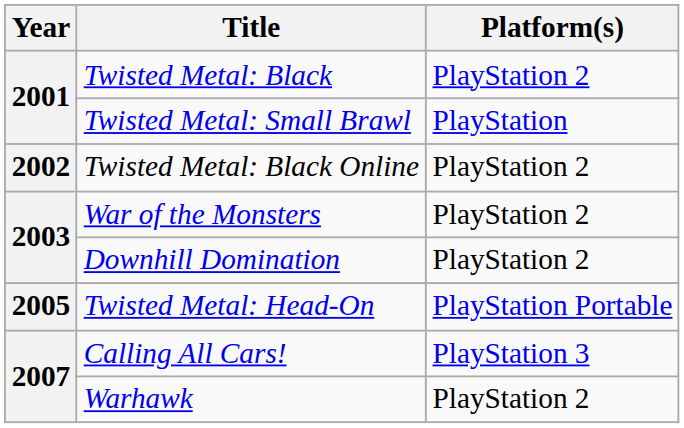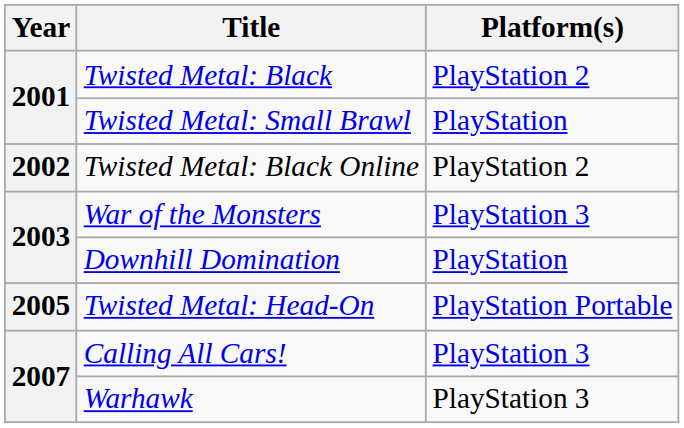(511, 213) PlayStation 2 -> (511, 213) PlayStation 3
(511, 259) PlayStation 2 -> (500, 259) PlayStation
(511, 399) PlayStation 2 -> (511, 399) PlayStation 3
